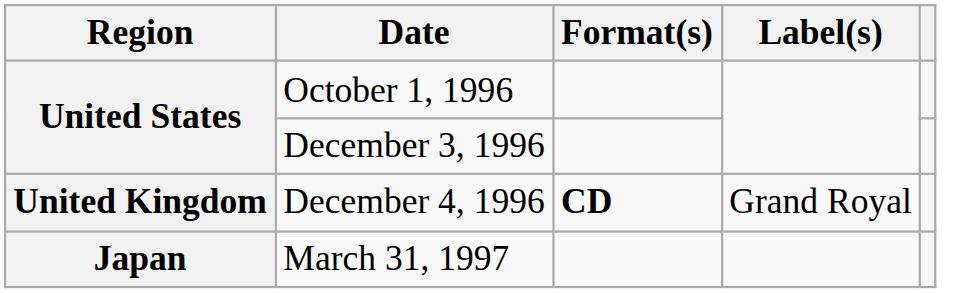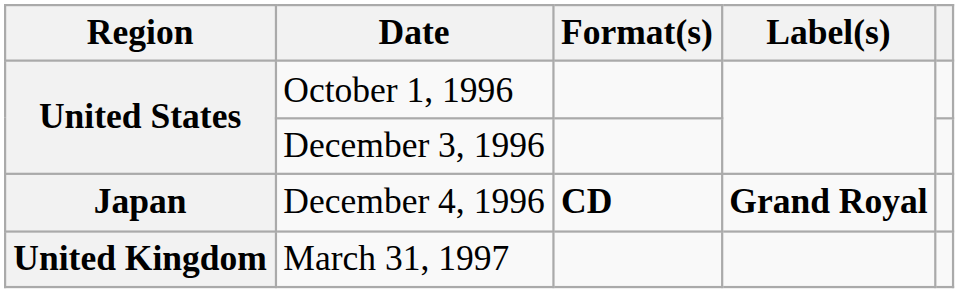(140, 201) United Kingdom -> (140, 201) Japan
(821, 201) normal -> (828, 201) bold
(140, 257) Japan -> (140, 257) United Kingdom
